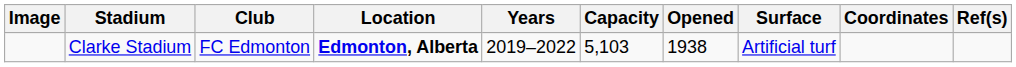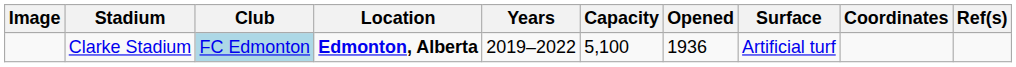(255, 47) no background -> (255, 47) lightblue background
(607, 47) 5,103 -> (607, 47) 5,100
(687, 47) 1938 -> (687, 47) 1936
